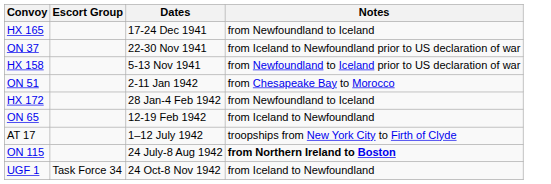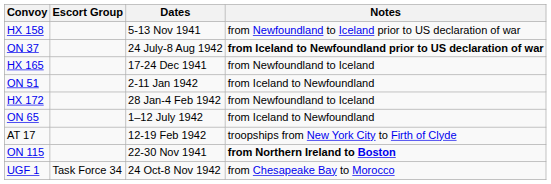rows swapped: (25, 65) <-> (25, 30)
(167, 48) 22-30 Nov 1941 -> (175, 48) 24 July-8 Aug 1942
(374, 48) normal -> (386, 48) bold
(311, 83) from Chesapeake Bay to Morocco -> (301, 83) from Iceland to Newfoundland
(167, 118) 12-19 Feb 1942 -> (166, 118) 1–12 July 1942
(166, 135) 1–12 July 1942 -> (167, 135) 12-19 Feb 1942
(175, 153) 24 July-8 Aug 1942 -> (167, 153) 22-30 Nov 1941
(301, 170) from Iceland to Newfoundland -> (311, 170) from Chesapeake Bay to Morocco
